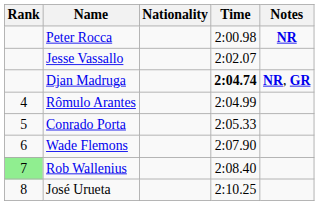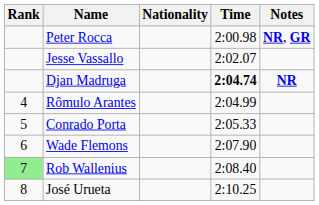(287, 37) NR -> (287, 37) NR, GR
(287, 80) NR, GR -> (287, 80) NR
